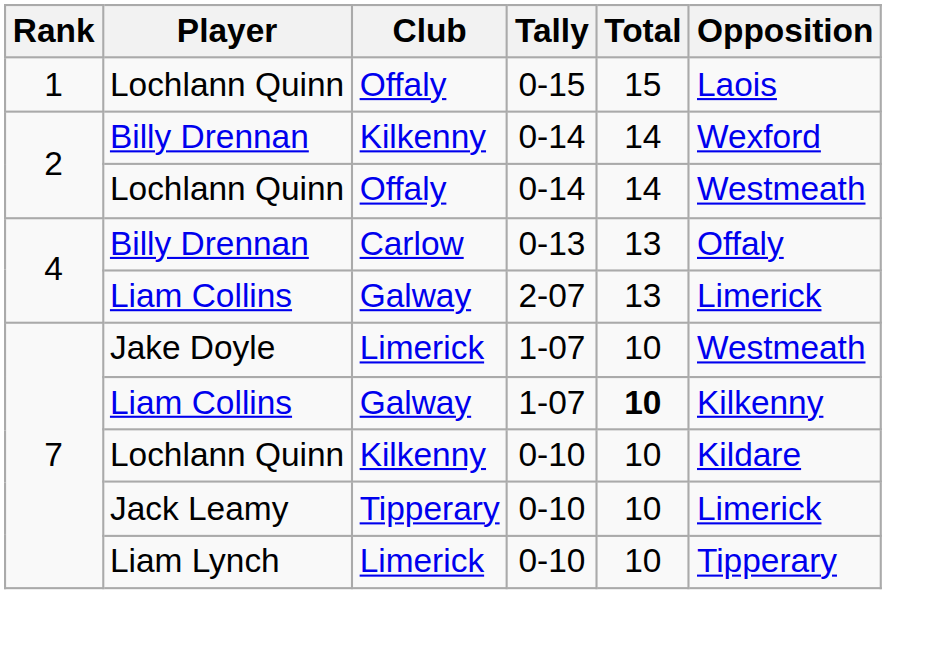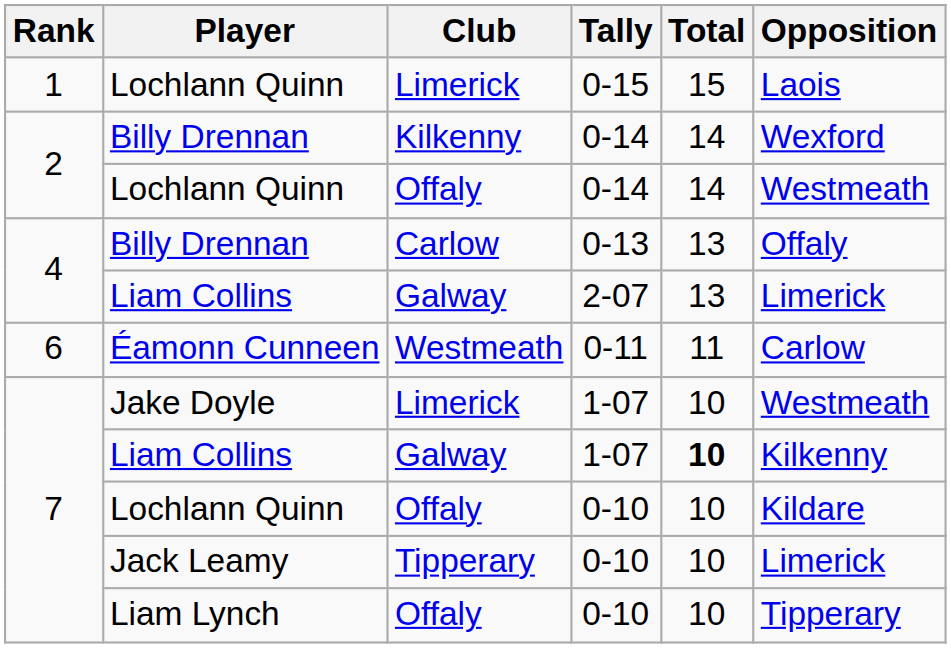(403, 84) Offaly -> (457, 84) Limerick
+ row: (245, 349)
(423, 455) Kilkenny -> (438, 508) Offaly
(422, 561) Limerick -> (438, 614) Offaly
